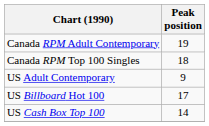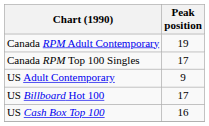(183, 60) 18 -> (183, 60) 17
(183, 113) 14 -> (183, 113) 16
